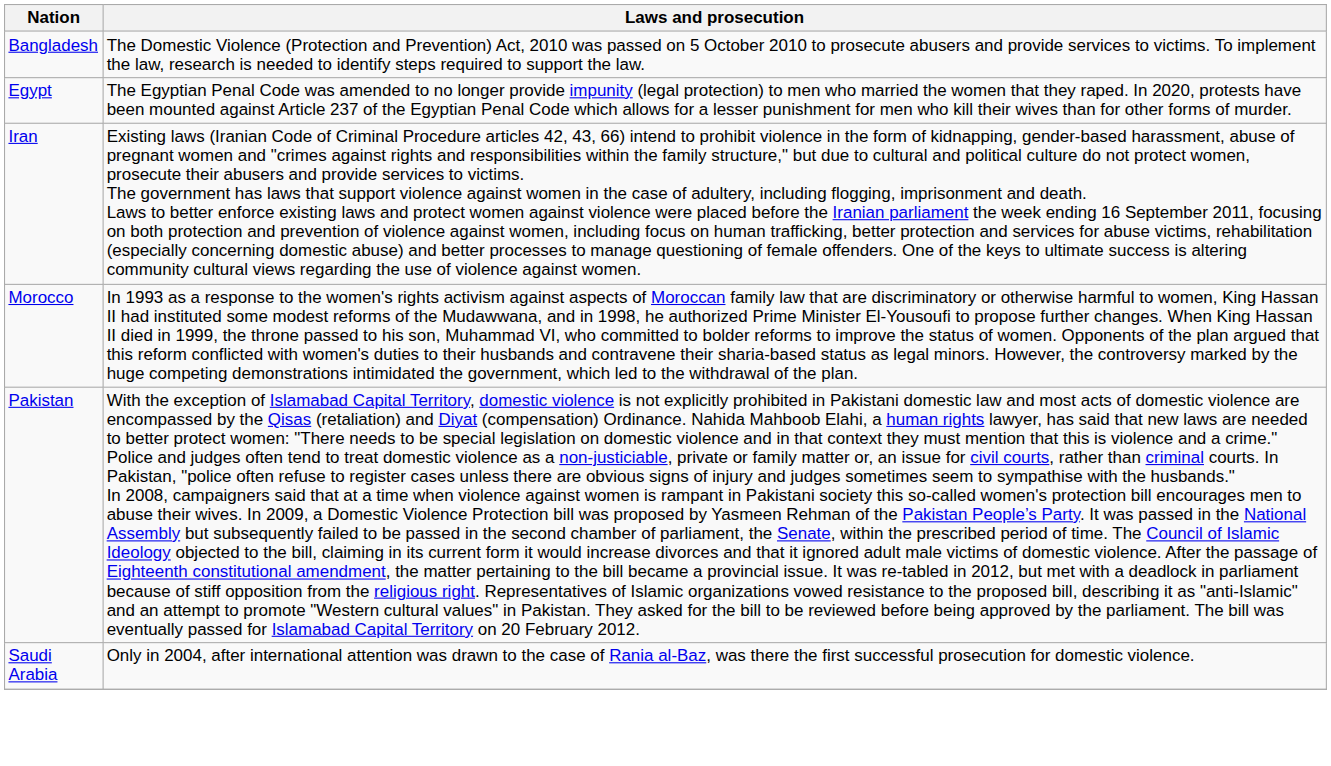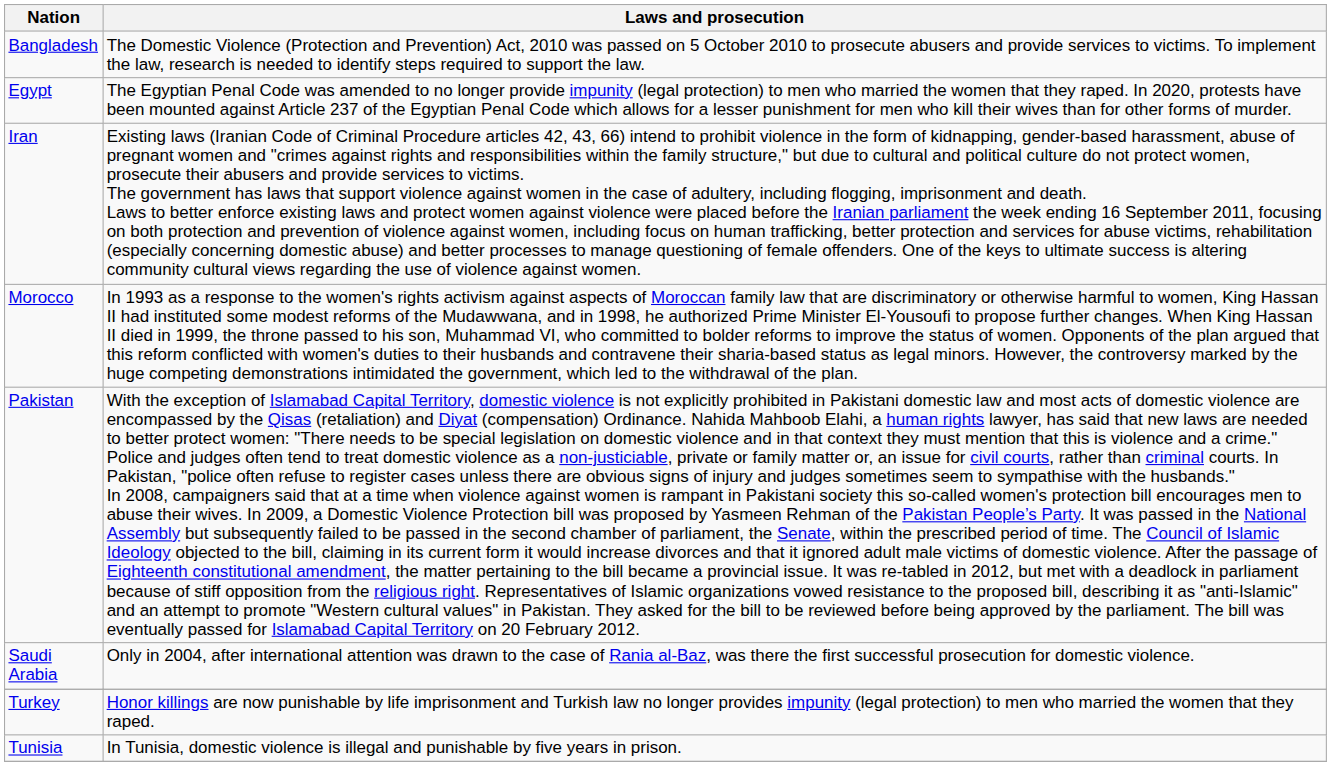+ row: (34, 702)
+ row: (35, 748)
